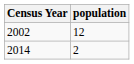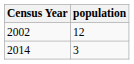(76, 50) 2 -> (76, 50) 3
